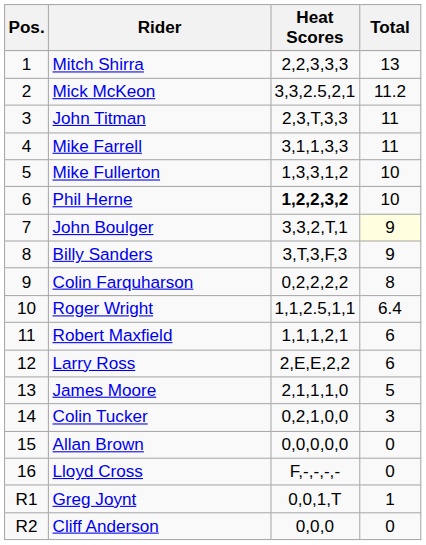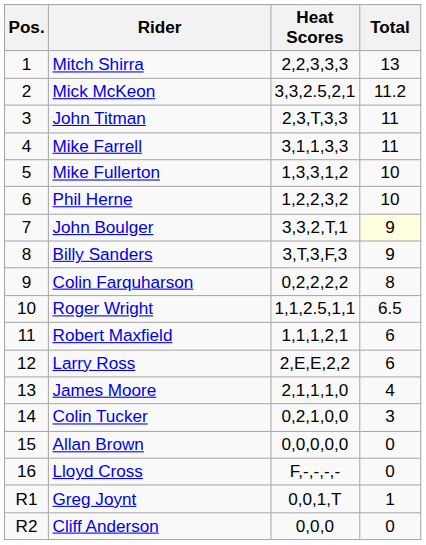(315, 200) bold -> (315, 200) normal
(390, 308) 6.4 -> (390, 308) 6.5
(390, 390) 5 -> (390, 390) 4
